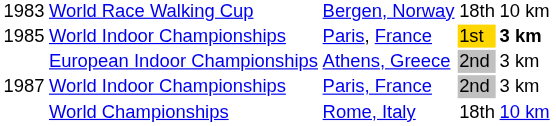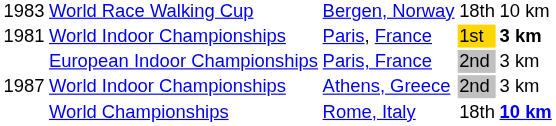(24, 36) 1985 -> (24, 36) 1981
(387, 61) Athens, Greece -> (377, 61) Paris, France
(377, 86) Paris, France -> (387, 86) Athens, Greece
(525, 111) normal -> (526, 111) bold
